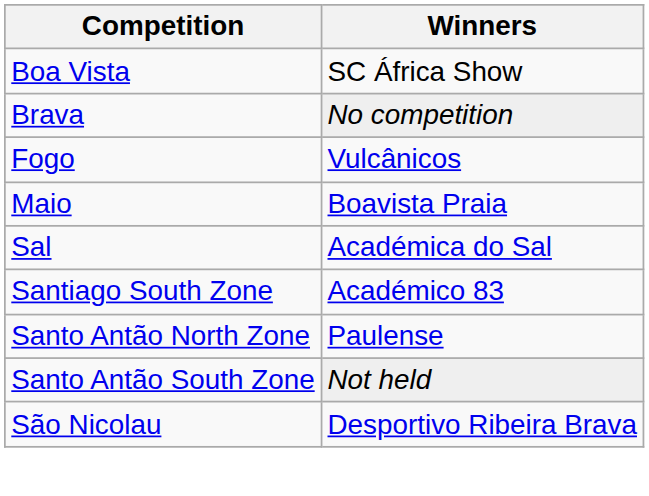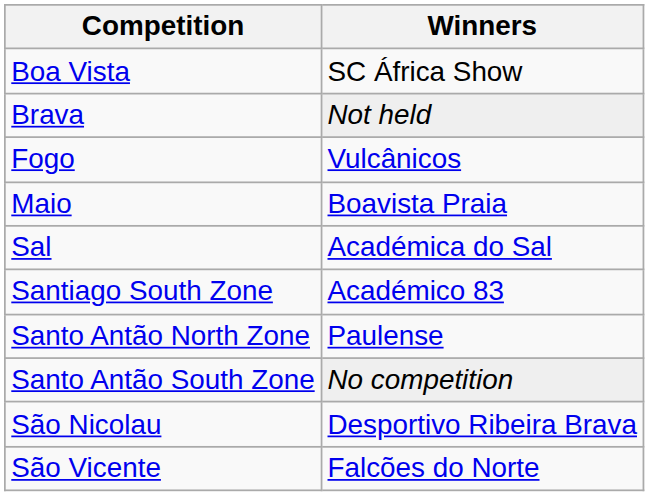(420, 114) No competition -> (379, 114) Not held
(379, 379) Not held -> (420, 379) No competition
+ row: (86, 468)
